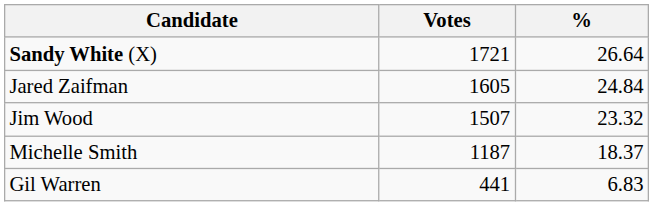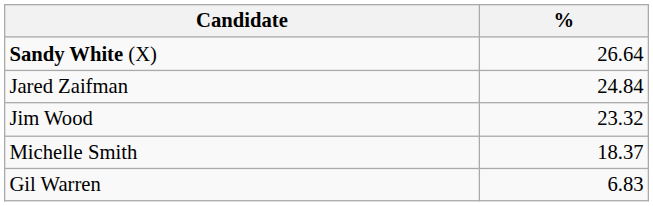- column: (447, 20)
